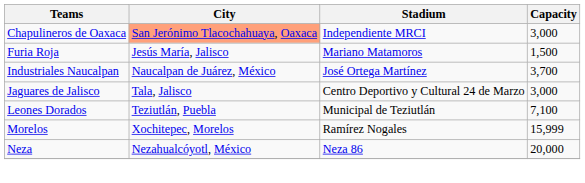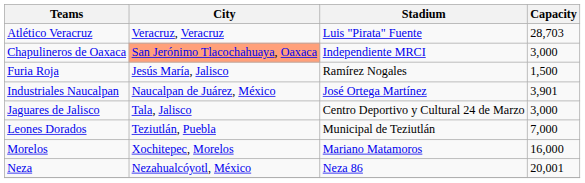+ row: (50, 33)
(373, 52) Mariano Matamoros -> (365, 71) Ramírez Nogales
(544, 71) 3,700 -> (544, 91) 3,901
(544, 110) 7,100 -> (544, 129) 7,000
(365, 129) Ramírez Nogales -> (373, 149) Mariano Matamoros
(547, 129) 15,999 -> (547, 149) 16,000
(547, 149) 20,000 -> (547, 168) 20,001
